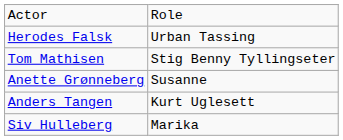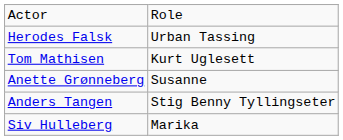(243, 59) Stig Benny Tyllingseter -> (203, 59) Kurt Uglesett
(203, 103) Kurt Uglesett -> (243, 103) Stig Benny Tyllingseter
